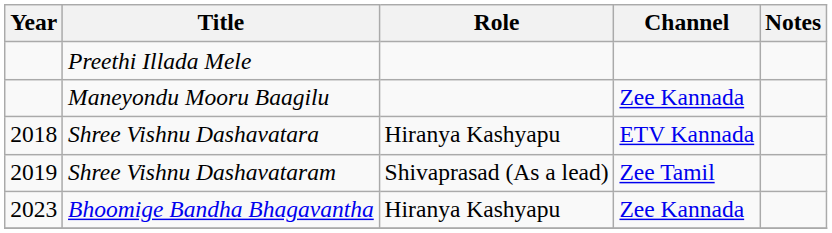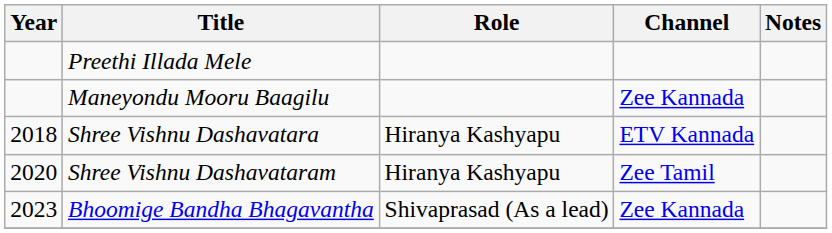(34, 172) 2019 -> (34, 172) 2020
(497, 172) Shivaprasad (As a lead) -> (472, 172) Hiranya Kashyapu
(472, 209) Hiranya Kashyapu -> (497, 209) Shivaprasad (As a lead)
